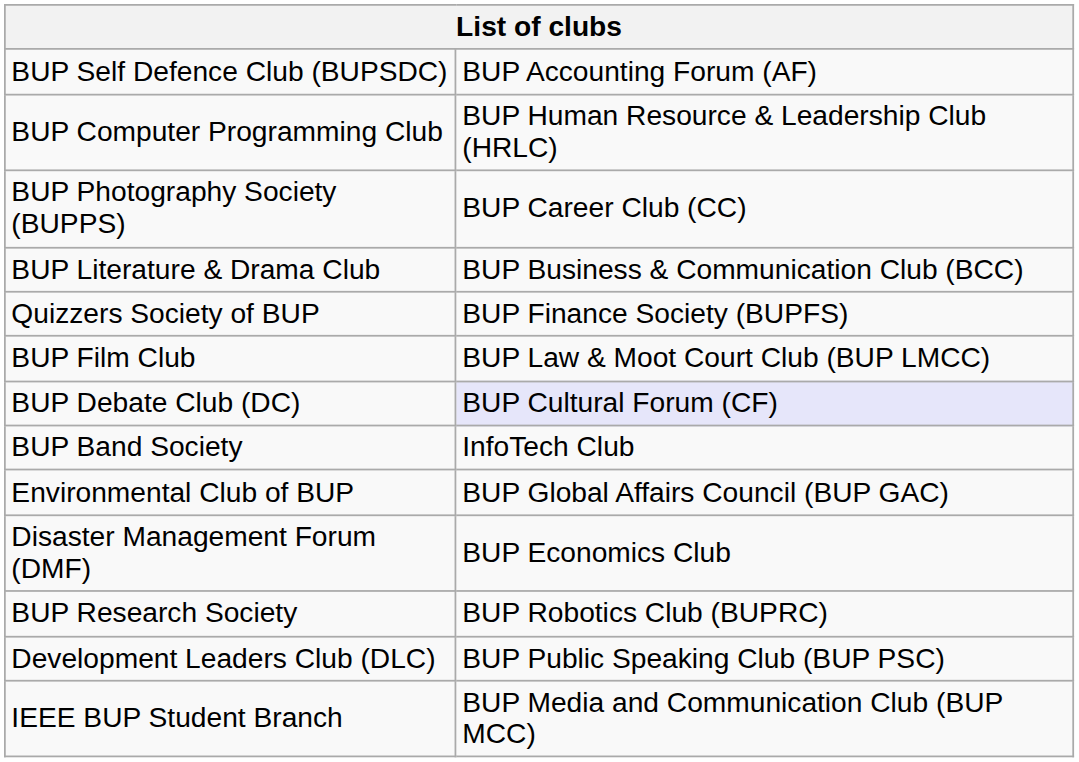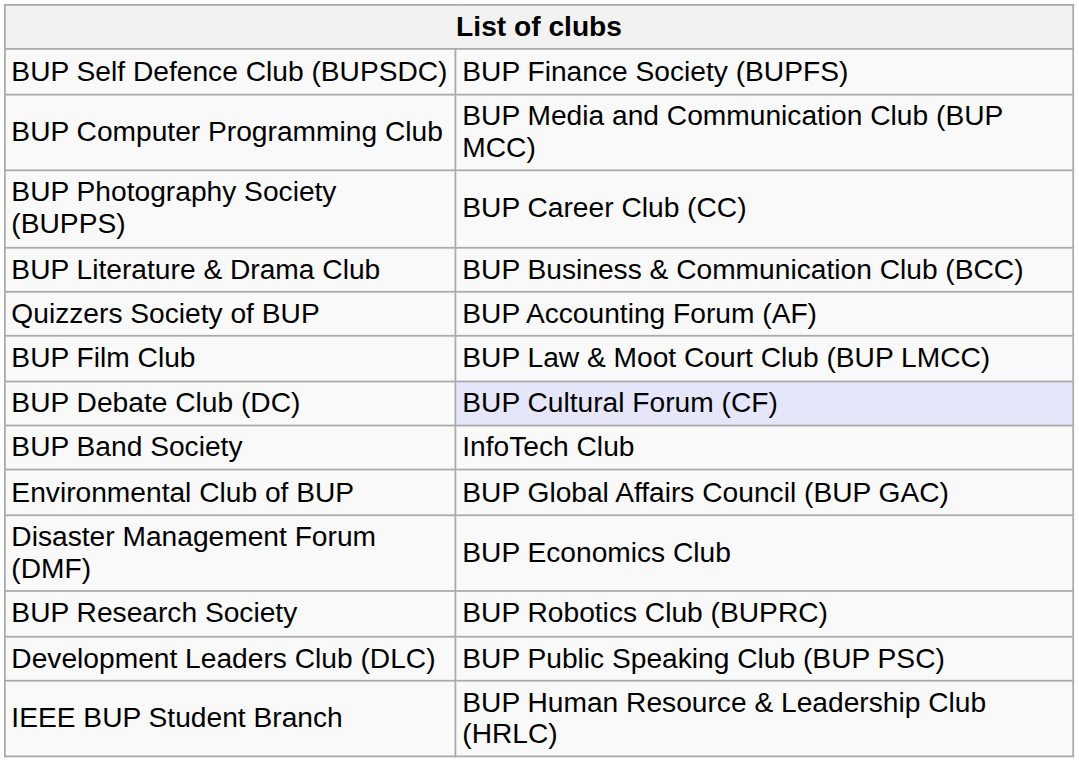(640, 71) BUP Accounting Forum (AF) -> (655, 71) BUP Finance Society (BUPFS)
(724, 131) BUP Human Resource & Leadership Club (HRLC) -> (733, 131) BUP Media and Communication Club (BUP MCC)
(655, 313) BUP Finance Society (BUPFS) -> (640, 313) BUP Accounting Forum (AF)
(733, 718) BUP Media and Communication Club (BUP MCC) -> (724, 718) BUP Human Resource & Leadership Club (HRLC)
